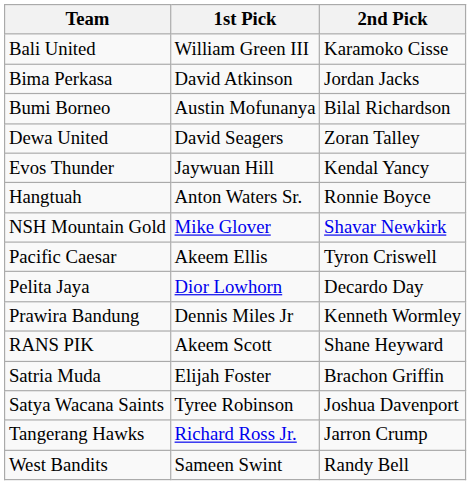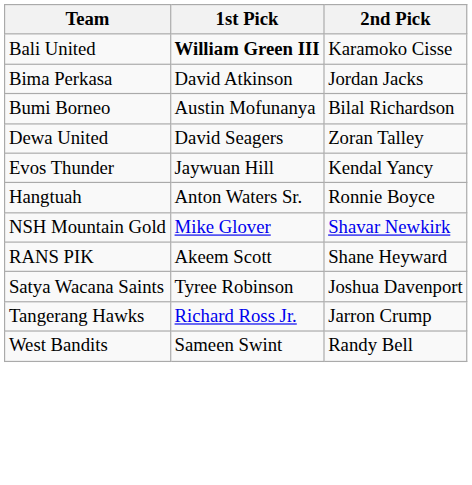(242, 49) normal -> (247, 49) bold
- row: (63, 256)
- row: (49, 286)
- row: (74, 316)
- row: (55, 375)
